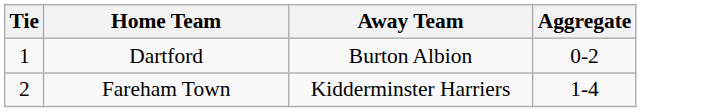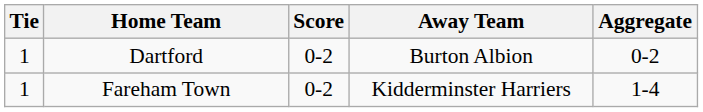+ column: (319, 21)
(24, 89) 2 -> (24, 89) 1
